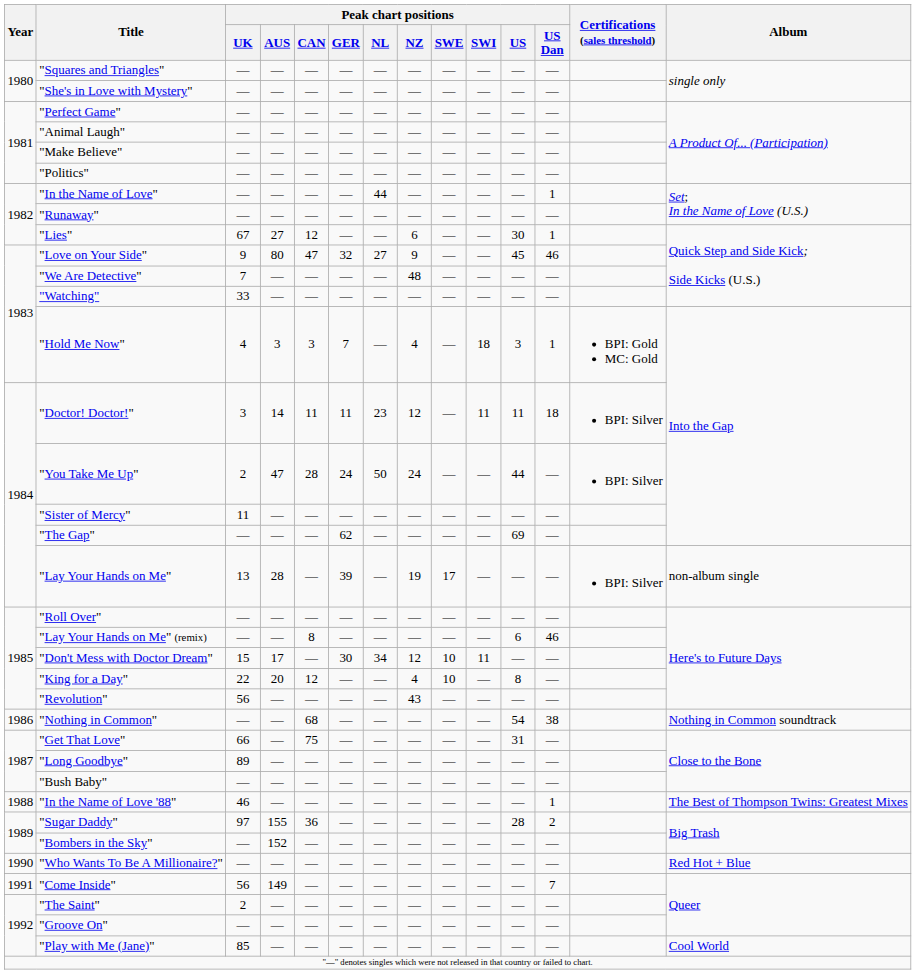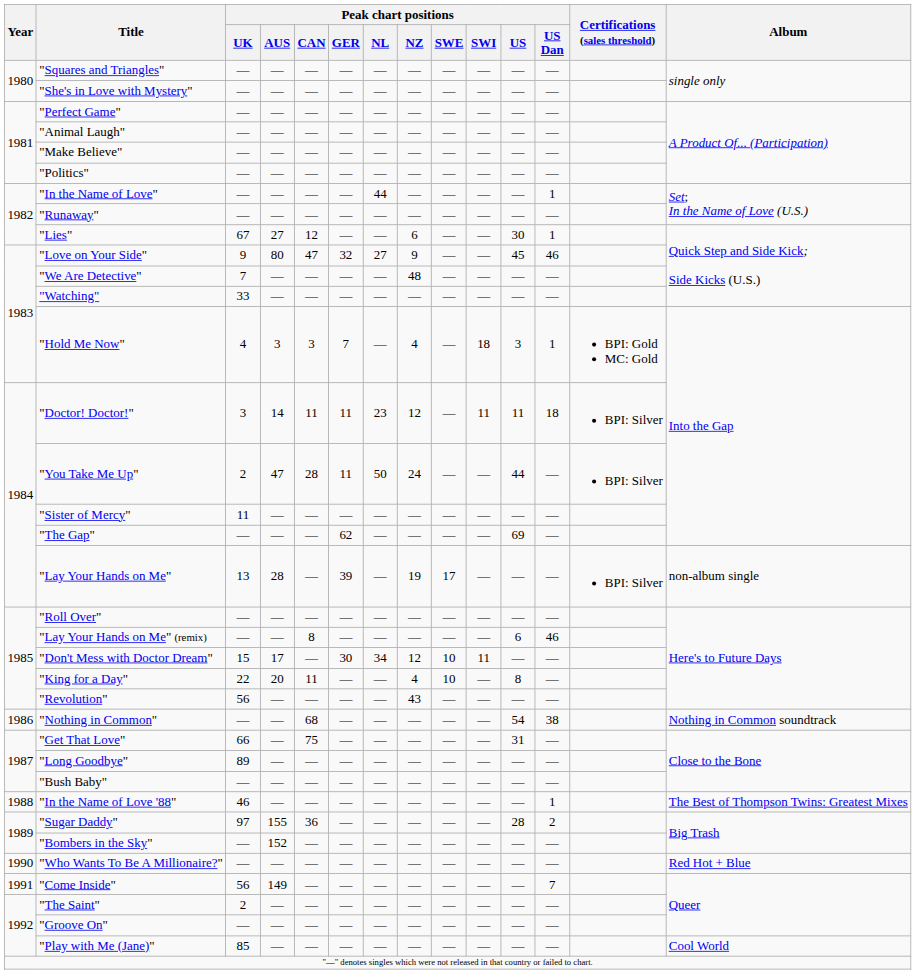(346, 474) 24 -> (346, 474) 11
(312, 678) 12 -> (312, 678) 11
